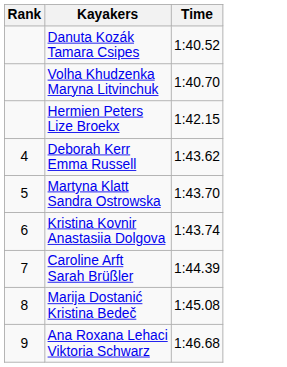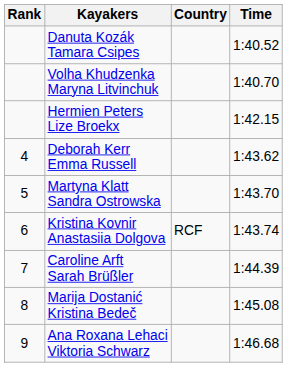+ column: (200, 15)
